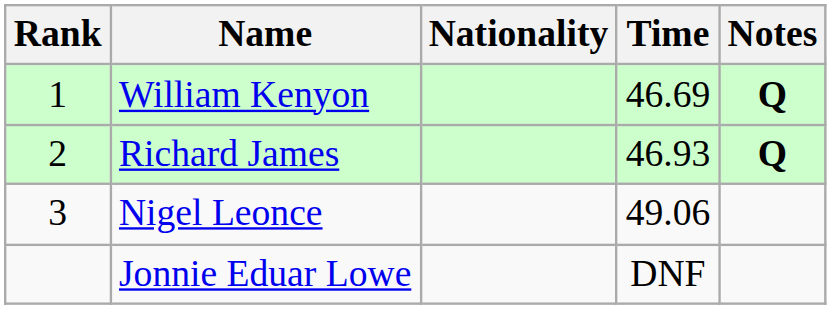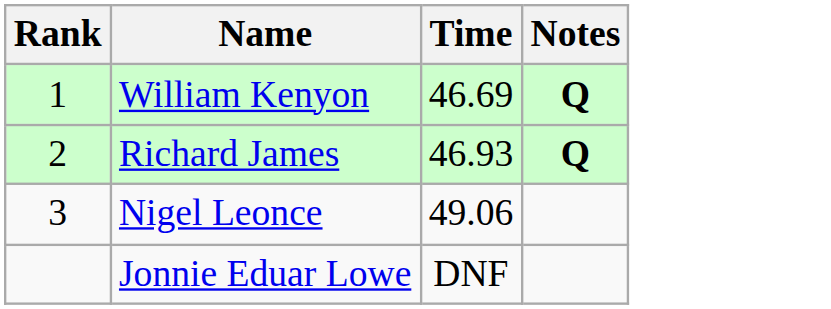- column: (518, 34)
